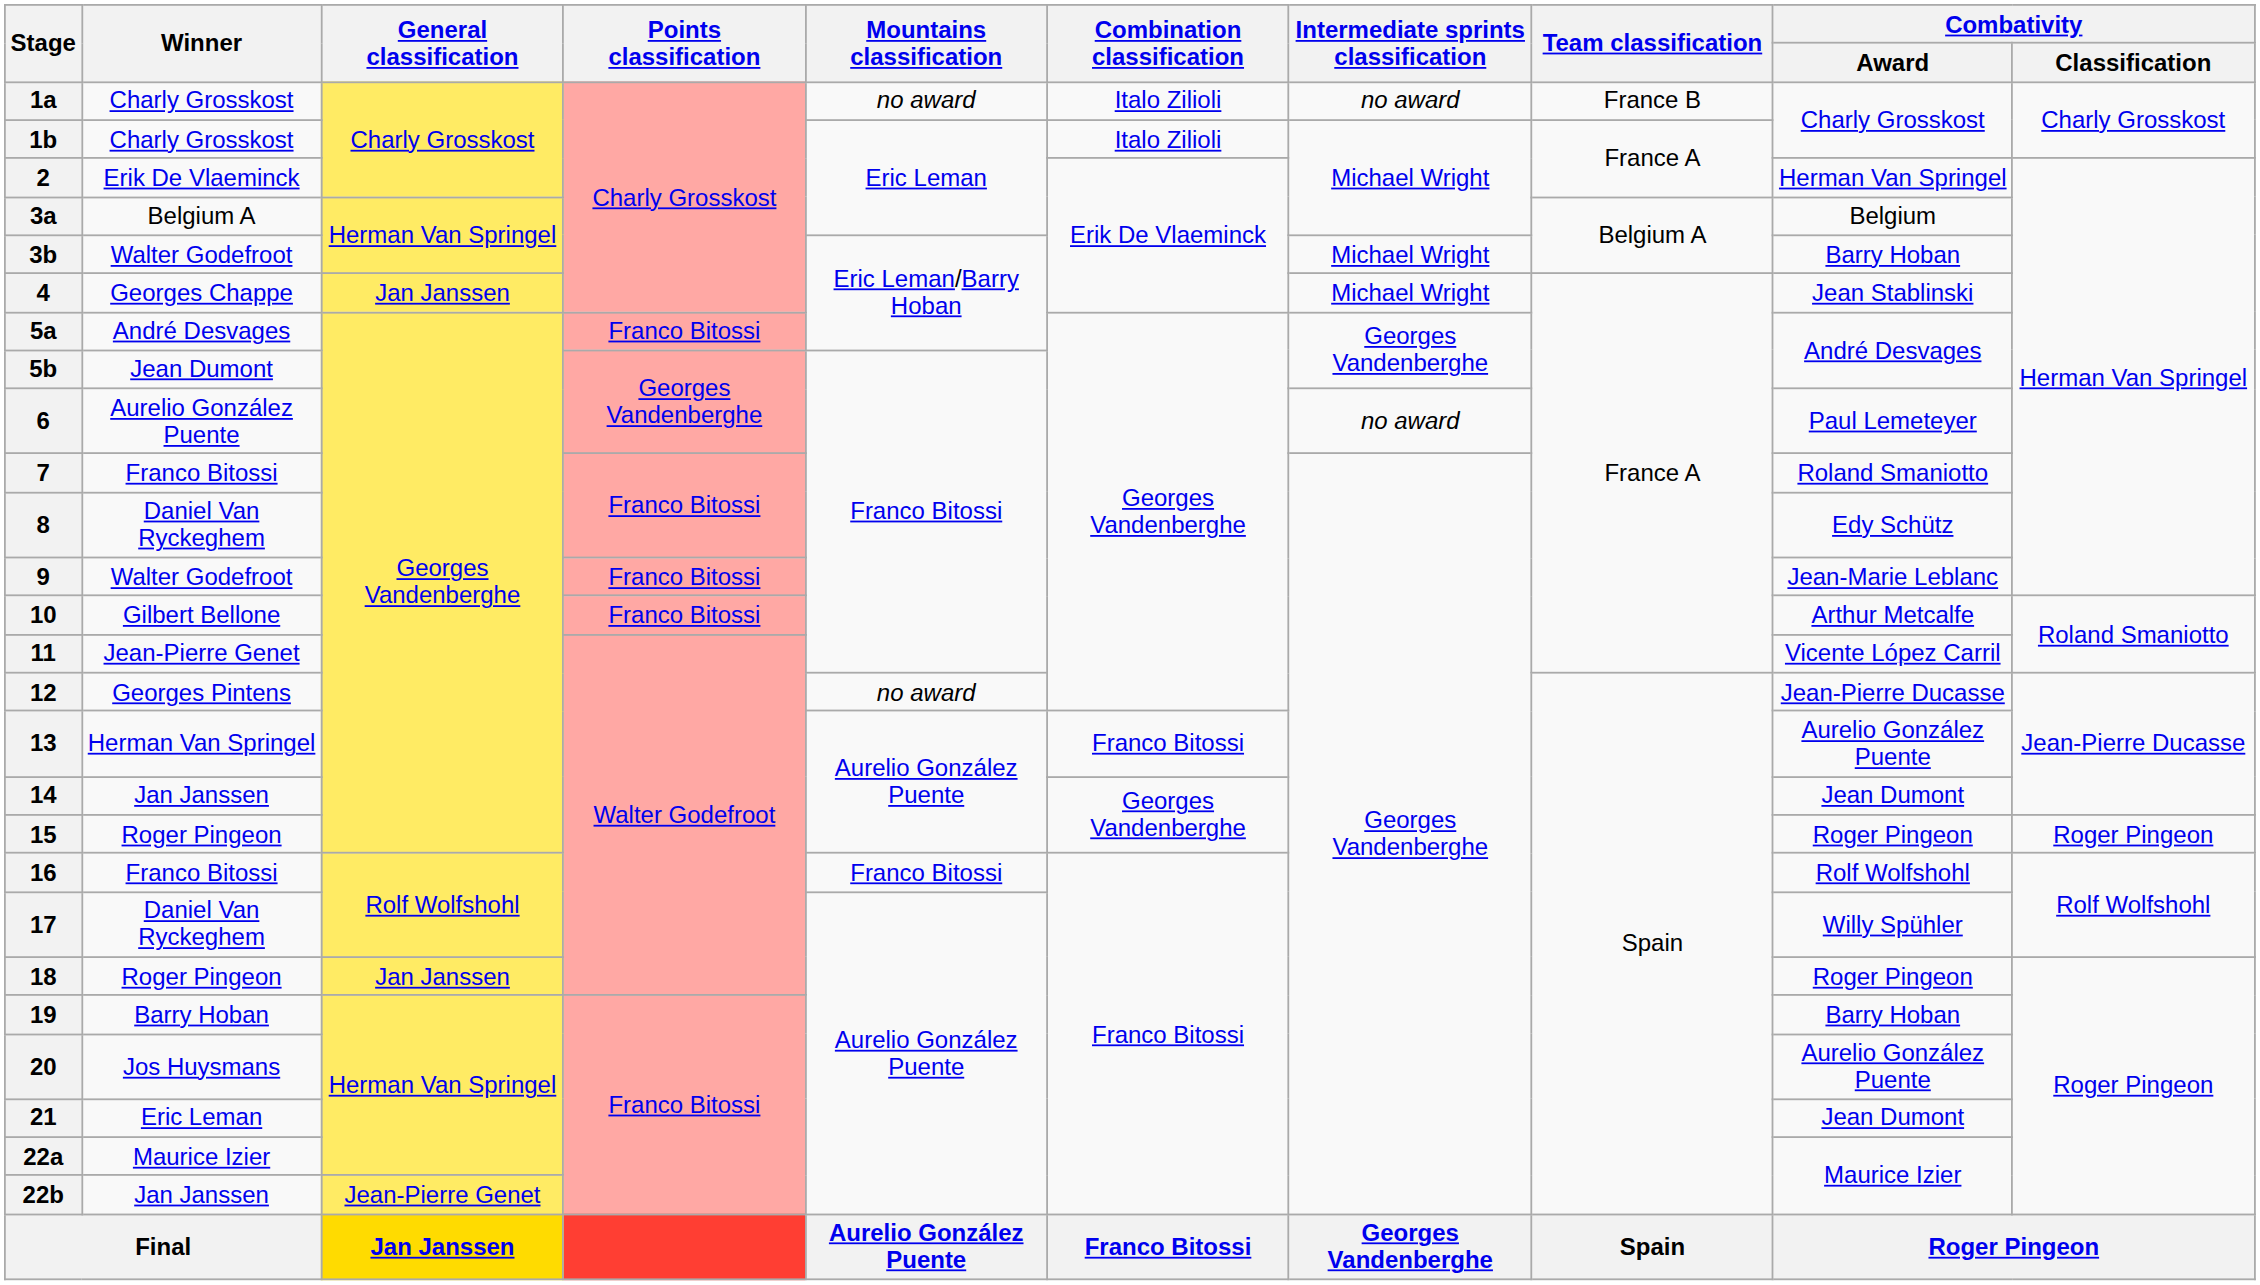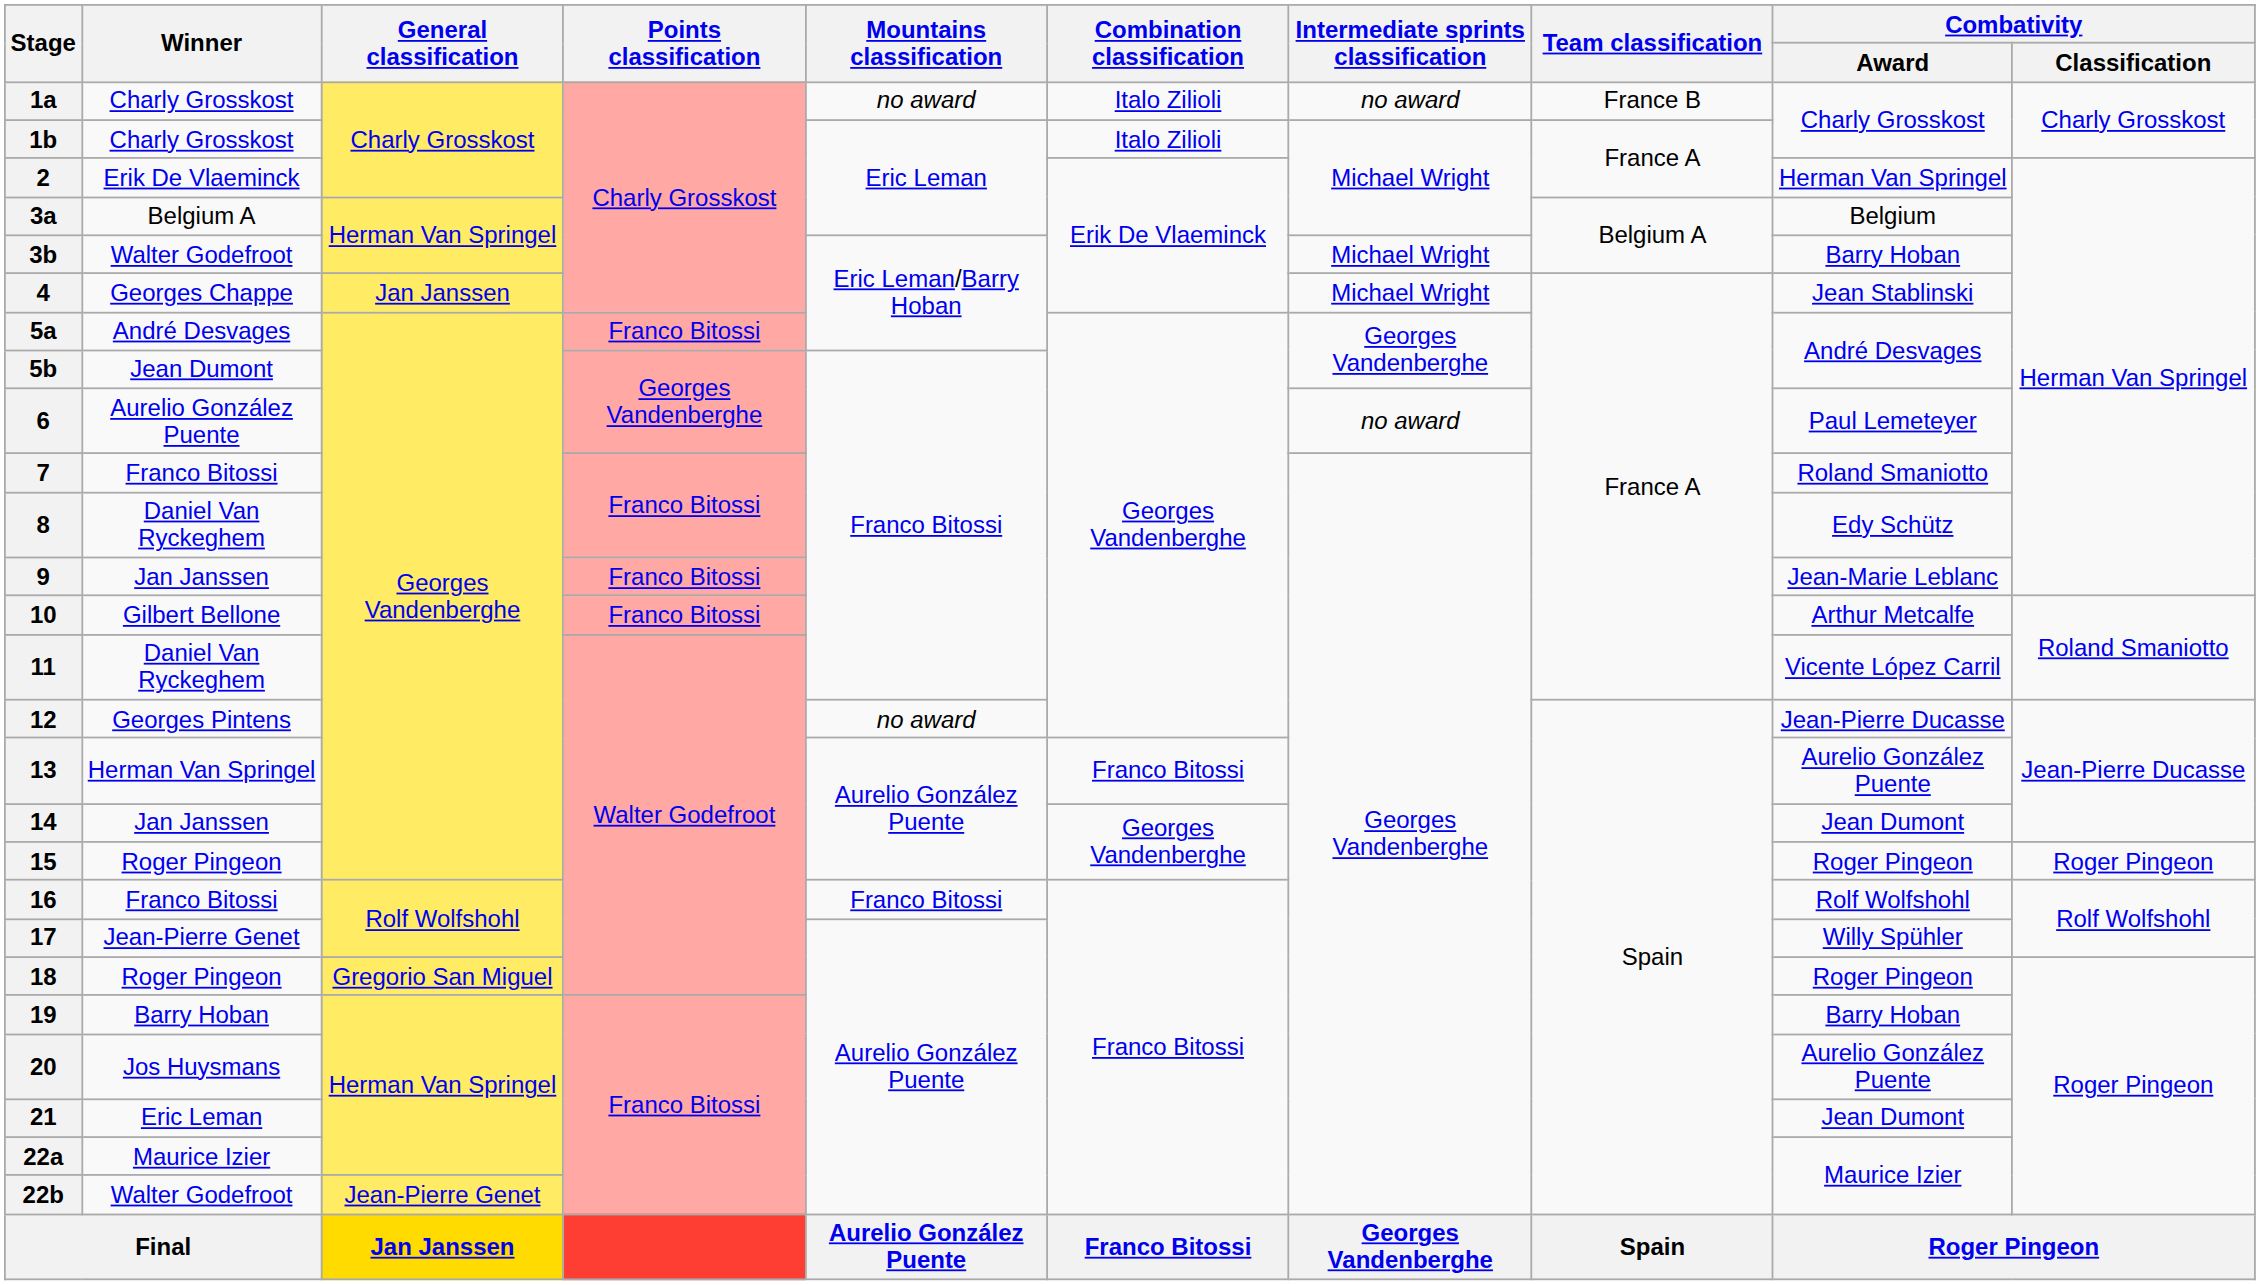(202, 577) Walter Godefroot -> (202, 577) Jan Janssen
(202, 654) Jean-Pierre Genet -> (202, 667) Daniel Van Ryckeghem
(202, 925) Daniel Van Ryckeghem -> (202, 938) Jean-Pierre Genet
(442, 976) Jan Janssen -> (442, 976) Gregorio San Miguel
(202, 1195) Jan Janssen -> (202, 1195) Walter Godefroot
